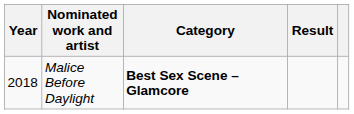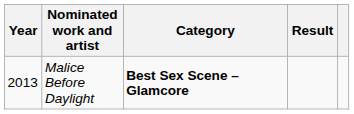(23, 82) 2018 -> (23, 82) 2013
